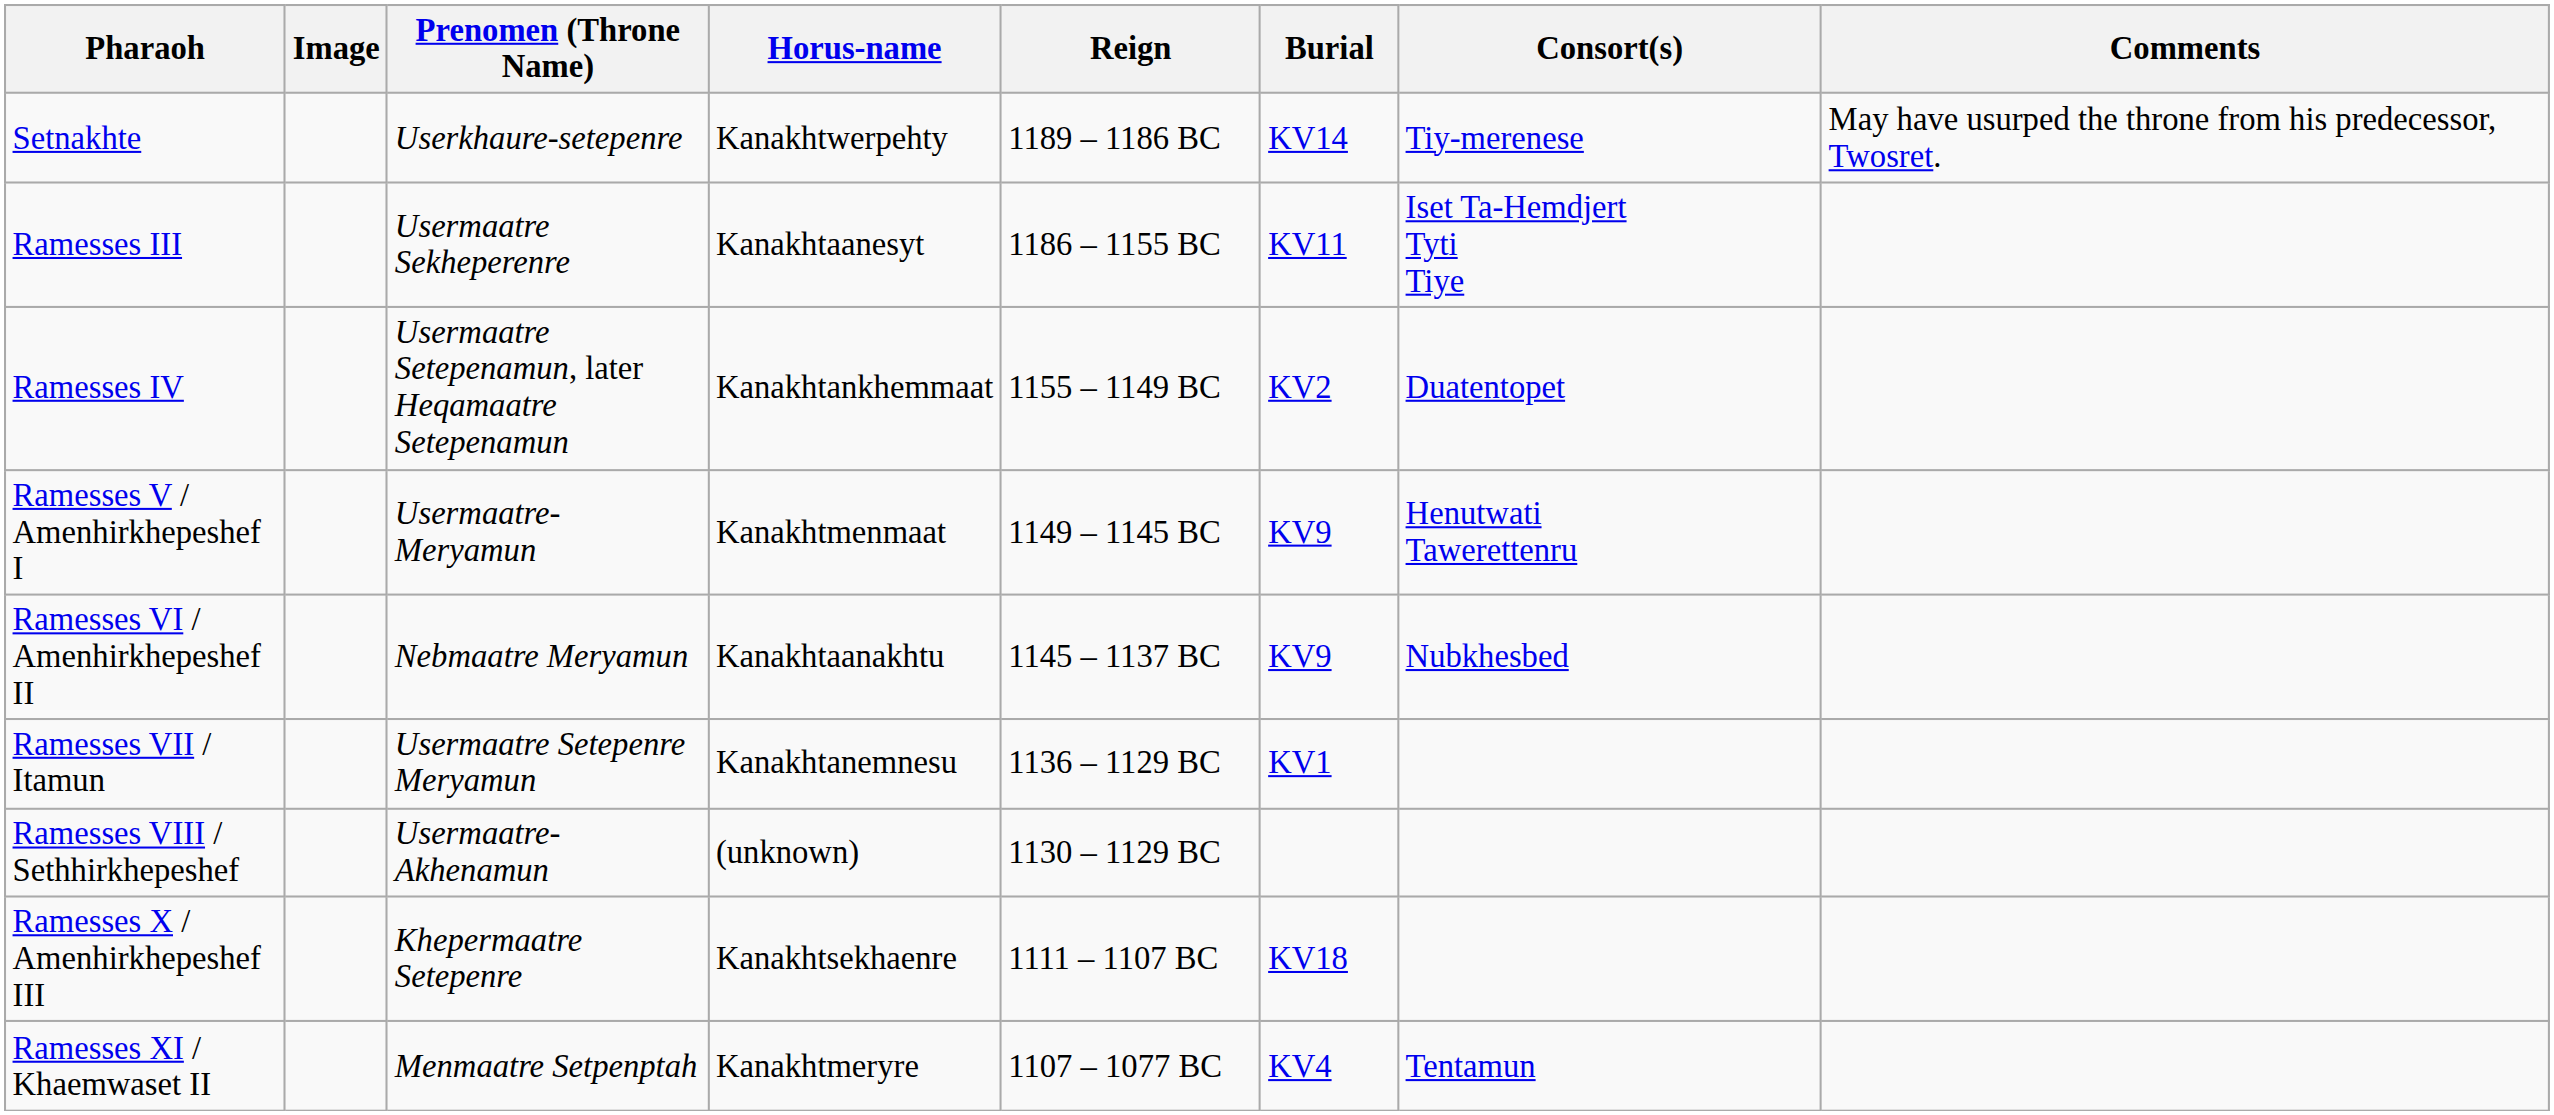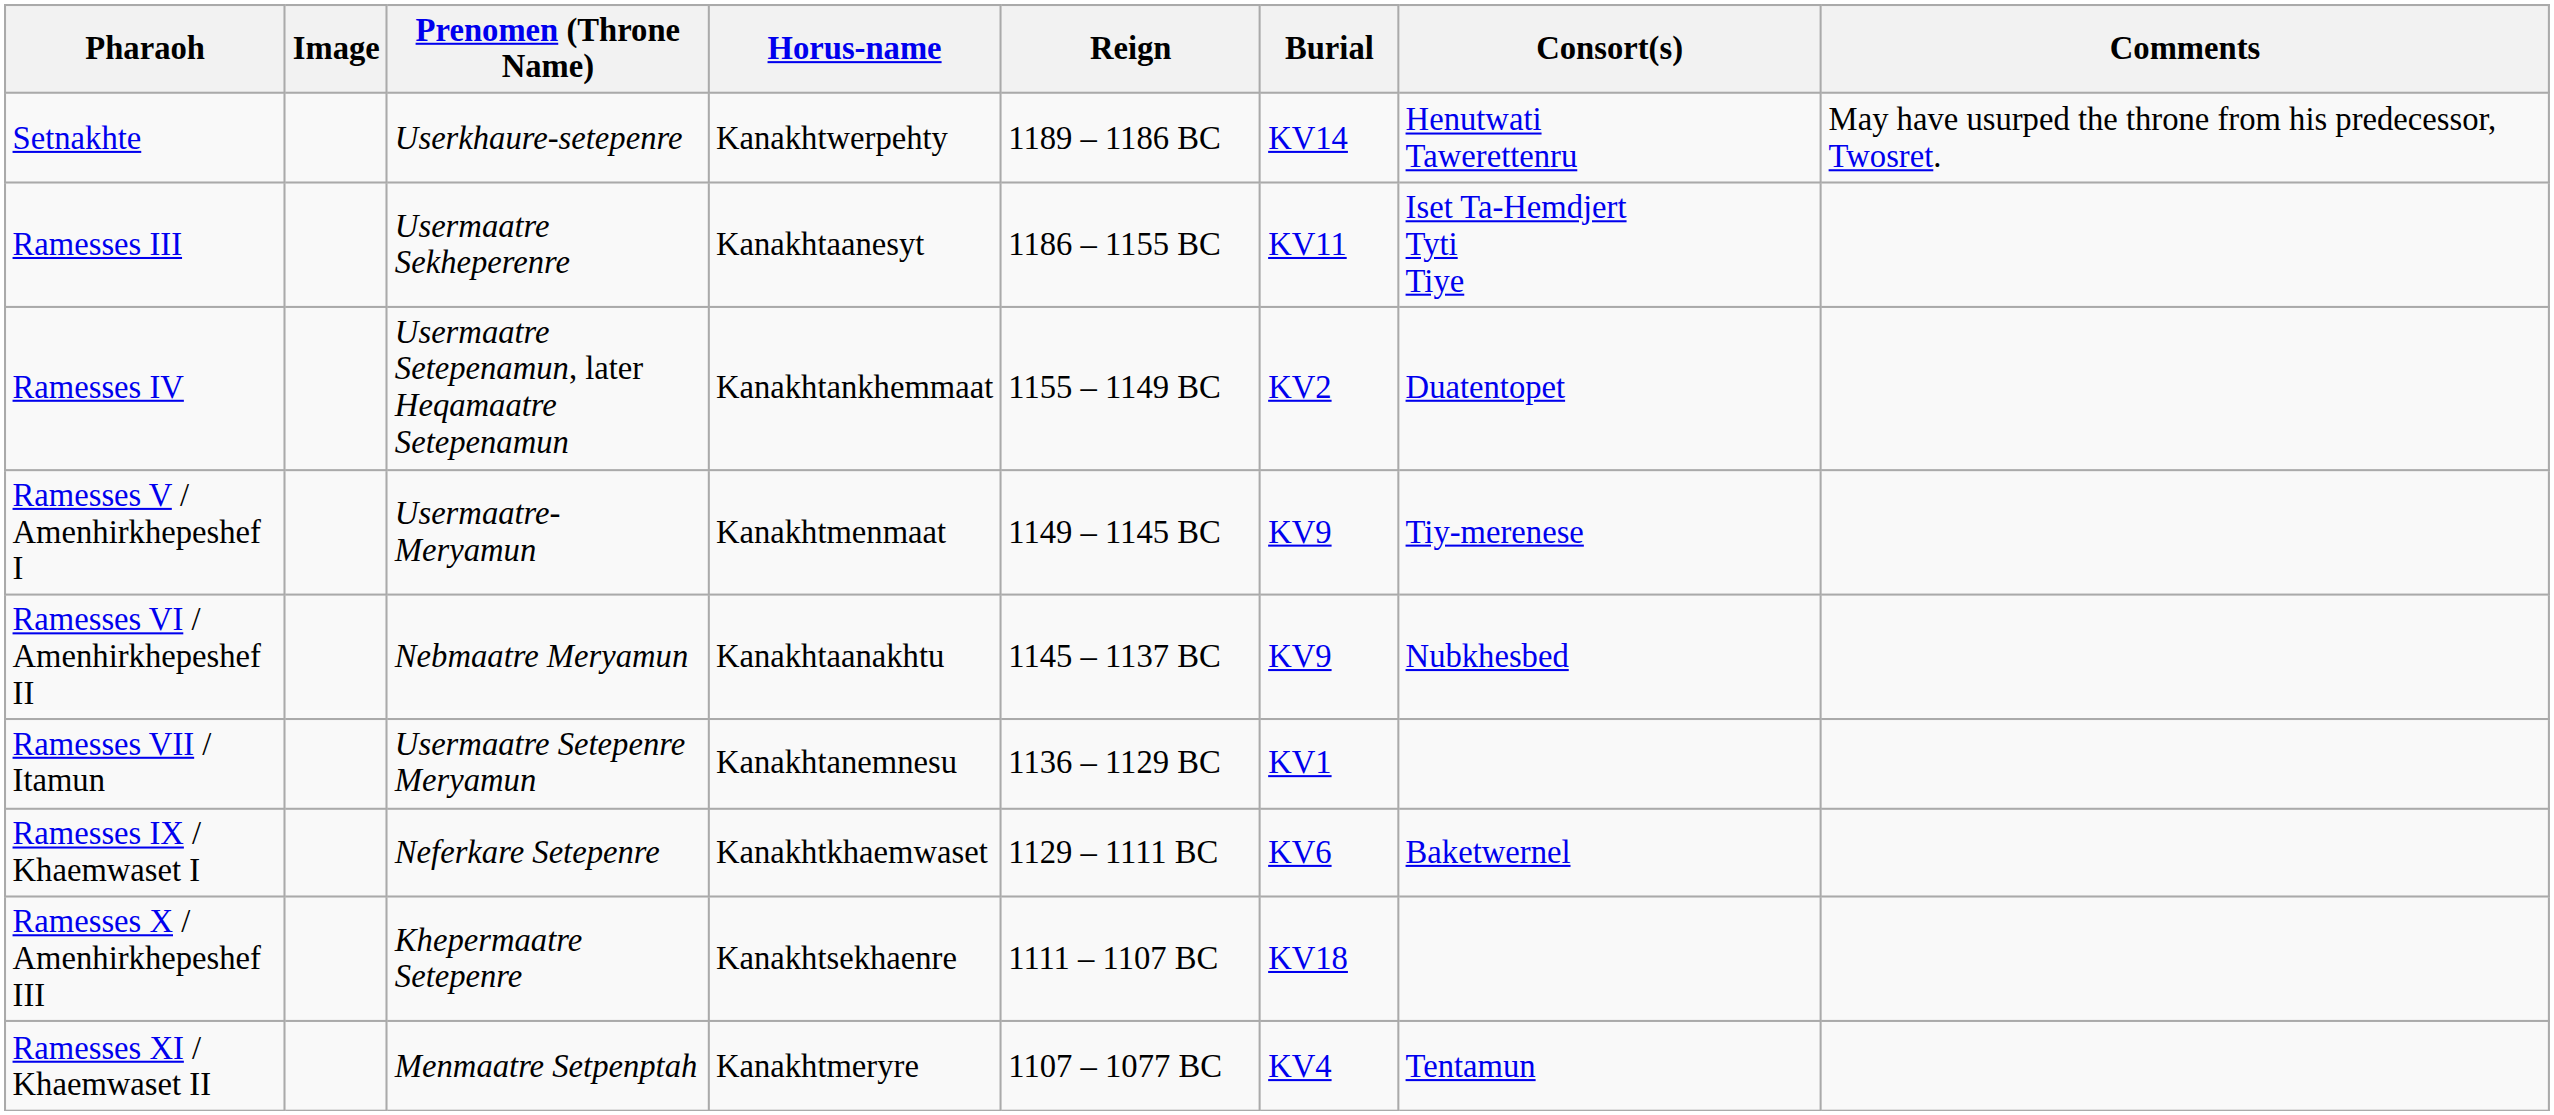(1495, 137) Tiy-merenese -> (1491, 137) Henutwati Tawerettenru
(1491, 531) Henutwati Tawerettenru -> (1495, 531) Tiy-merenese
- row: (126, 851)
+ row: (107, 851)
